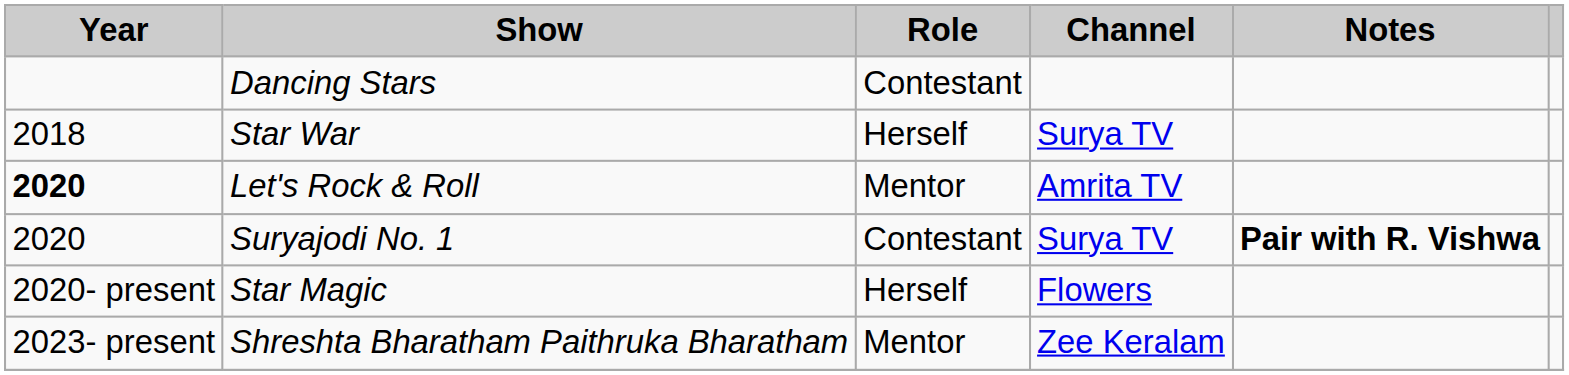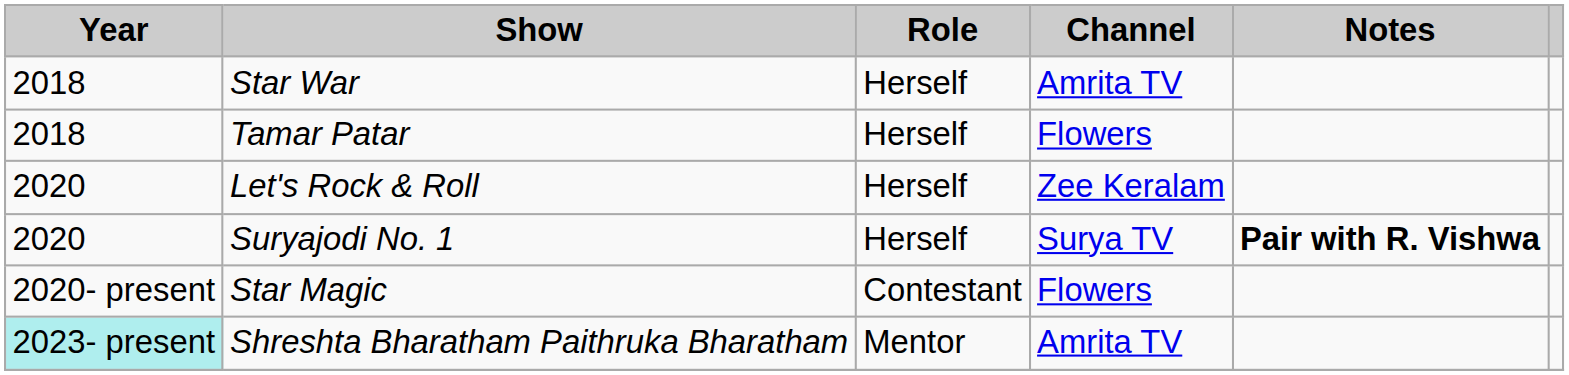- row: (333, 82)
(1105, 134) Surya TV -> (1110, 82) Amrita TV
+ row: (320, 134)
(49, 186) bold -> (49, 186) normal
(914, 186) Mentor -> (915, 186) Herself
(1110, 186) Amrita TV -> (1131, 186) Zee Keralam
(943, 238) Contestant -> (915, 238) Herself
(915, 290) Herself -> (943, 290) Contestant
(114, 342) no background -> (114, 342) paleturquoise background
(1131, 342) Zee Keralam -> (1110, 342) Amrita TV
